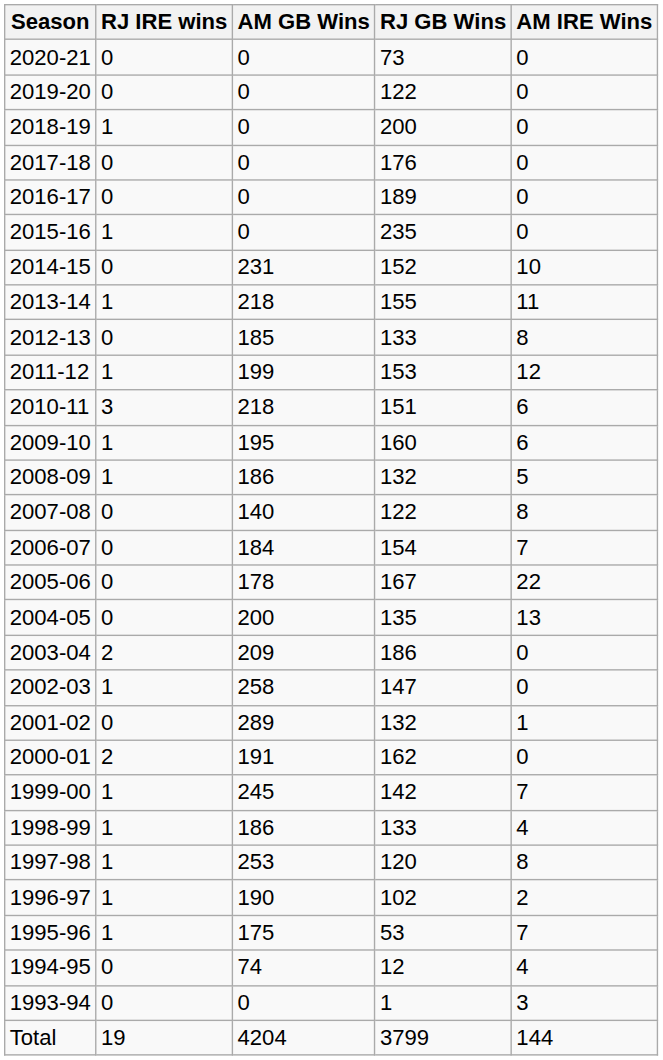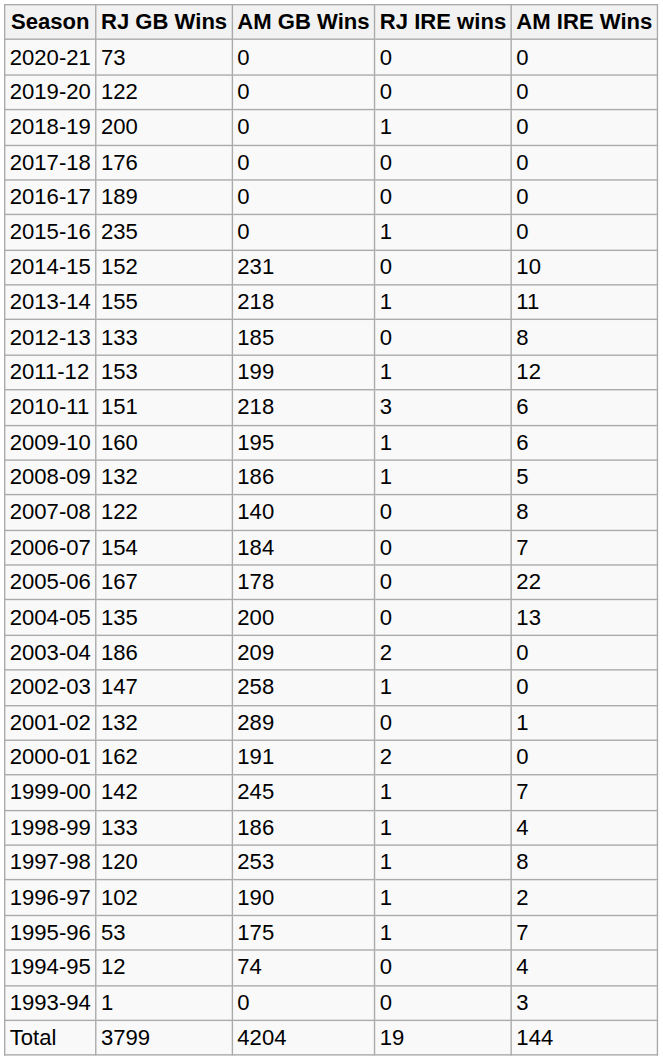columns swapped: (443, 22) <-> (164, 22)
